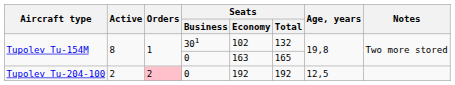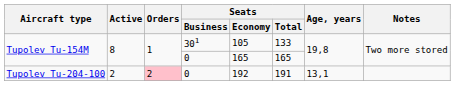(240, 43) 102 -> (240, 43) 105
(283, 43) 132 -> (283, 43) 133
(240, 59) 163 -> (240, 59) 165
(283, 73) 192 -> (283, 73) 191
(317, 73) 12,5 -> (317, 73) 13,1
